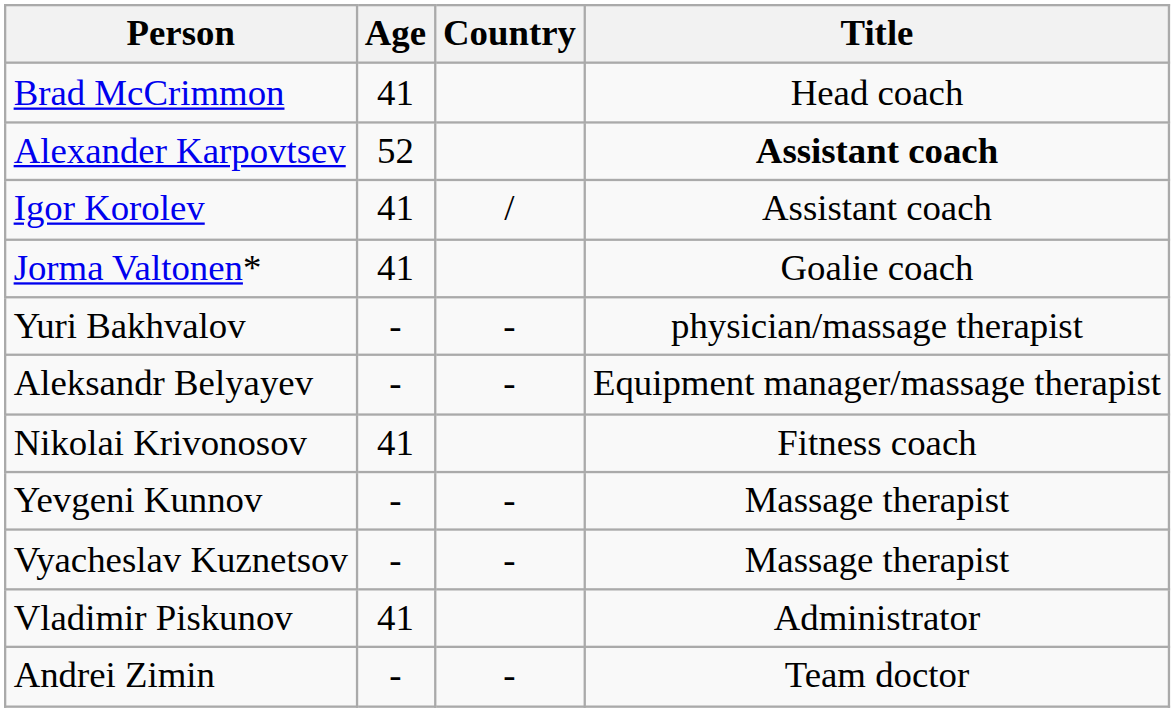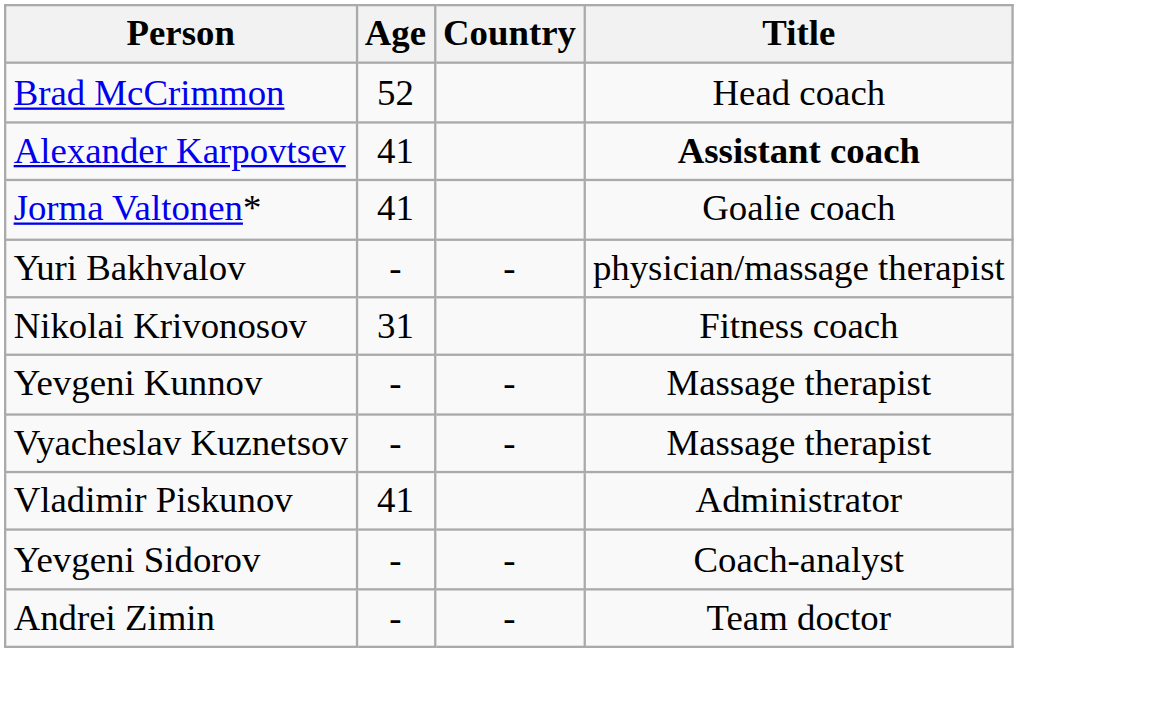(395, 92) 41 -> (395, 92) 52
(395, 150) 52 -> (395, 150) 41
- row: (109, 208)
- row: (163, 383)
(395, 442) 41 -> (395, 325) 31
+ row: (137, 558)
